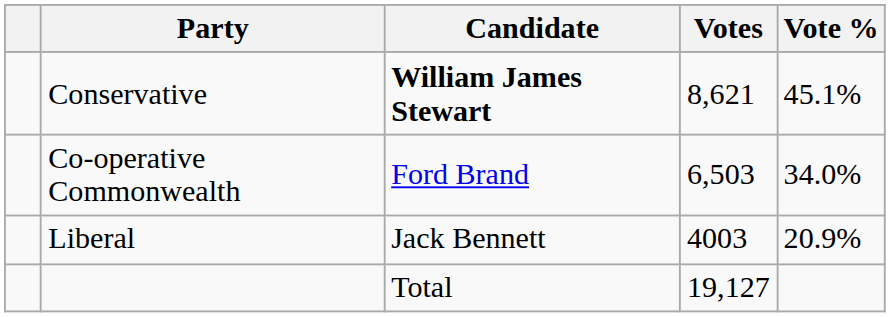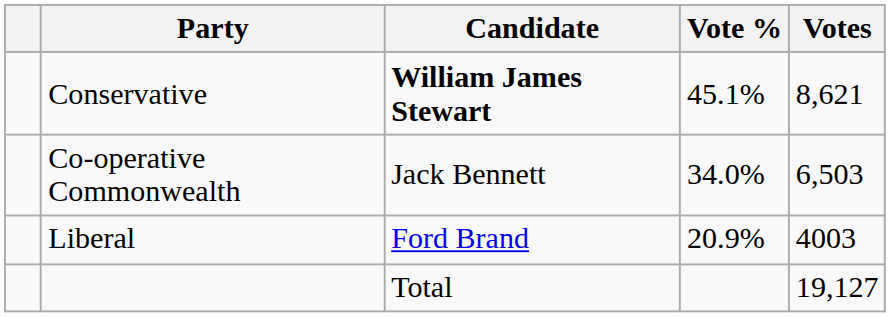columns swapped: (728, 28) <-> (831, 28)
(460, 174) Ford Brand -> (468, 174) Jack Bennett
(468, 239) Jack Bennett -> (460, 239) Ford Brand
